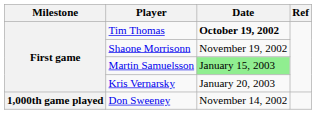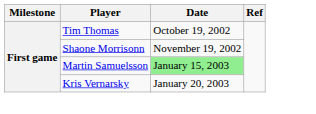(239, 30) bold -> (192, 30) normal
- row: (139, 100)
